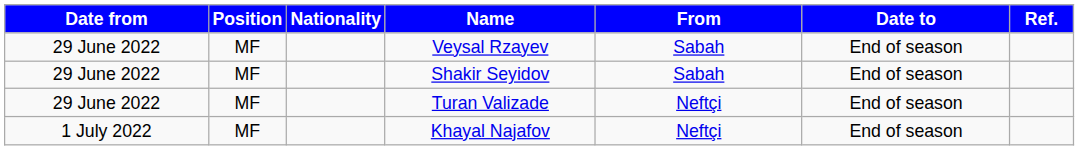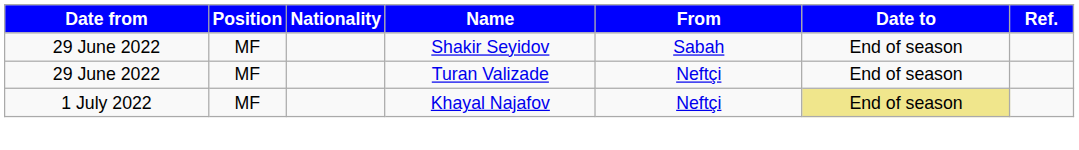- row: (490, 47)
(906, 131) no background -> (906, 103) khaki background
